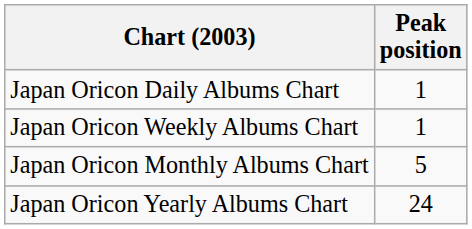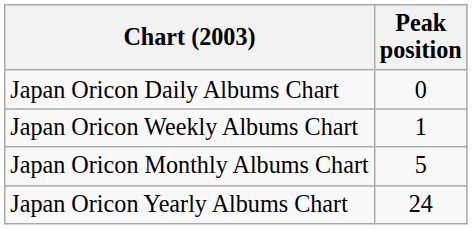(421, 89) 1 -> (421, 89) 0
